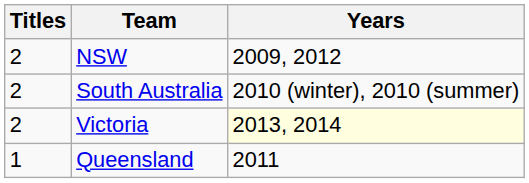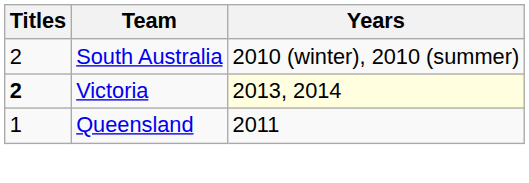- row: (102, 56)
(16, 125) normal -> (16, 90) bold
